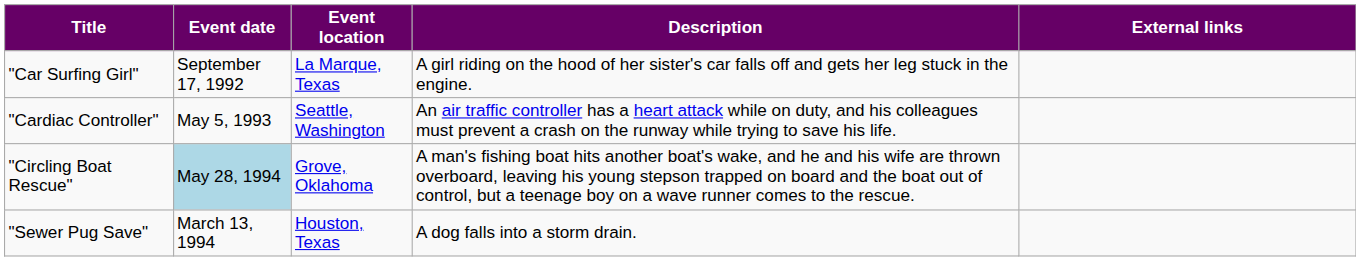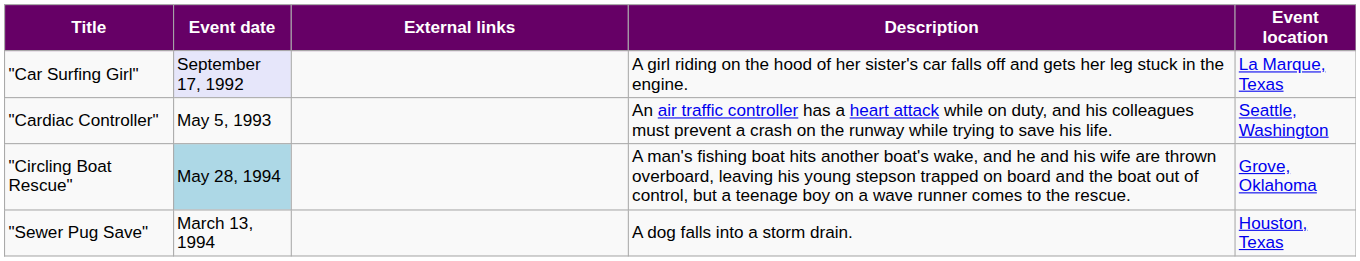columns swapped: (352, 27) <-> (1187, 27)
(219, 74) no background -> (219, 74) lavender background
